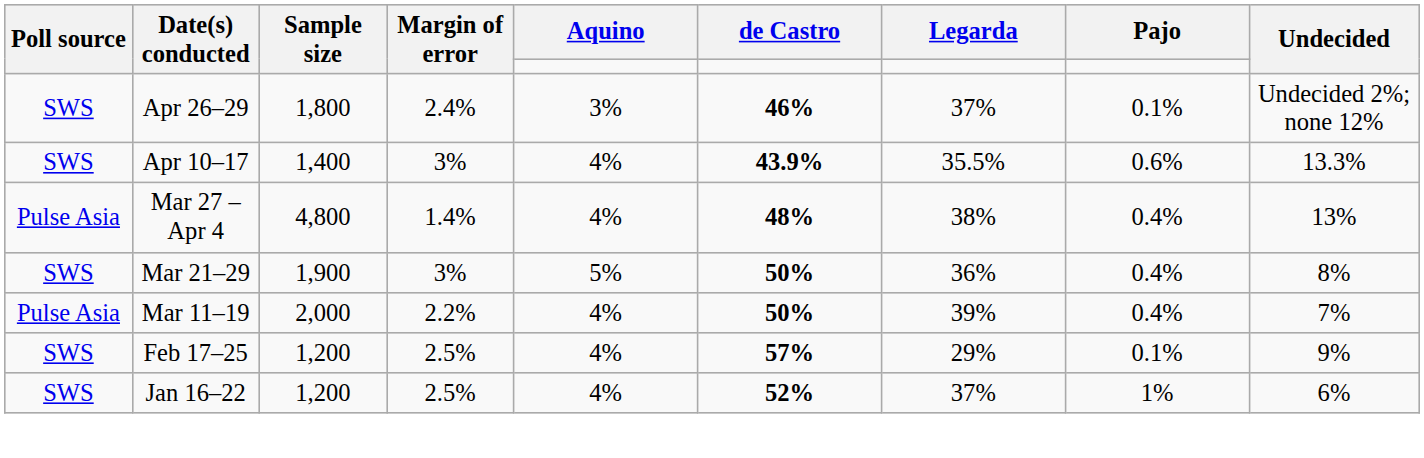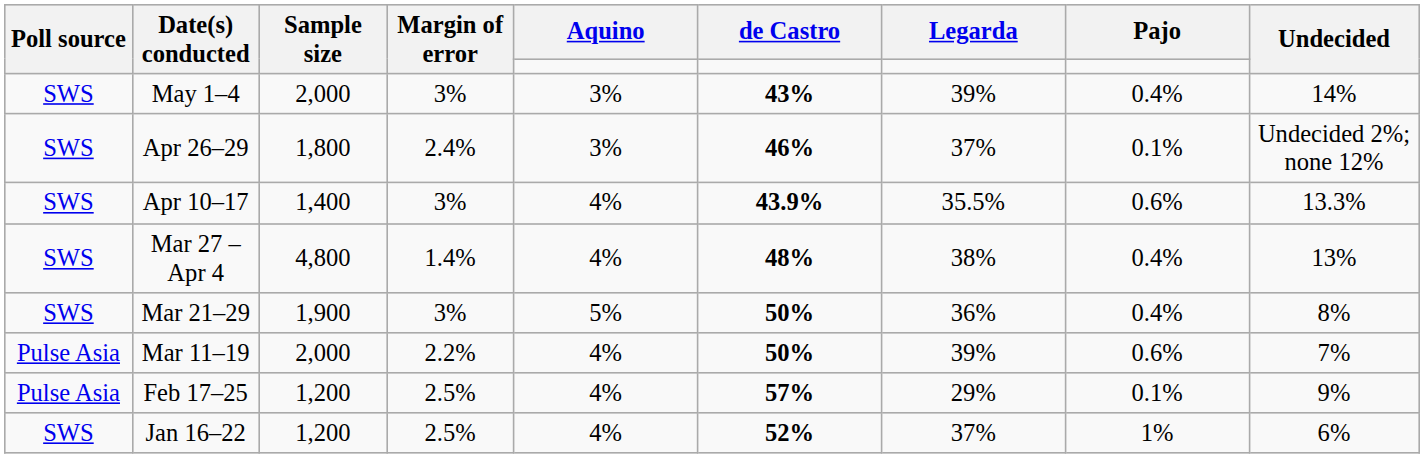+ row: (196, 93)
(68, 217) Pulse Asia -> (68, 257) SWS
(1157, 312) 0.4% -> (1157, 352) 0.6%
(68, 352) SWS -> (68, 392) Pulse Asia
